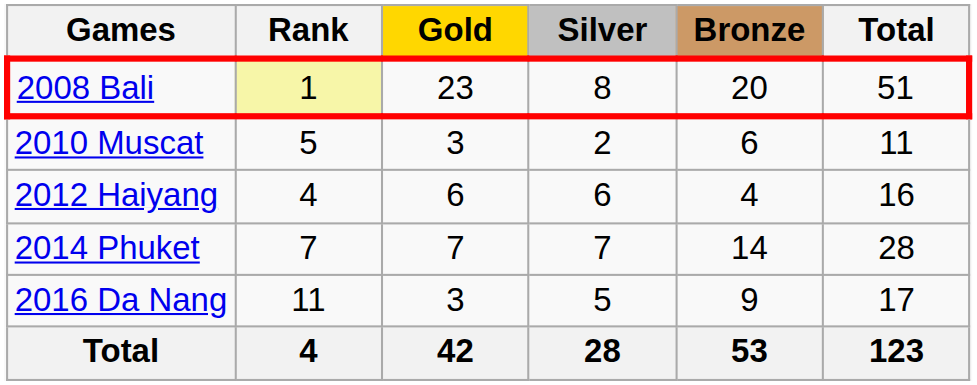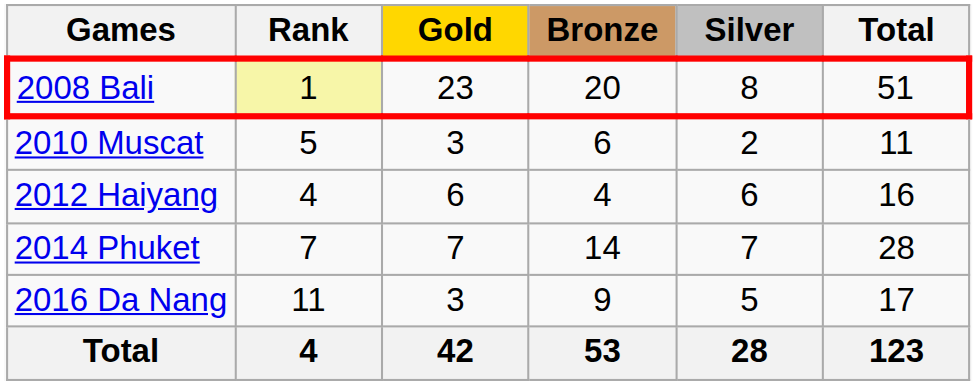columns swapped: (602, 30) <-> (749, 30)
